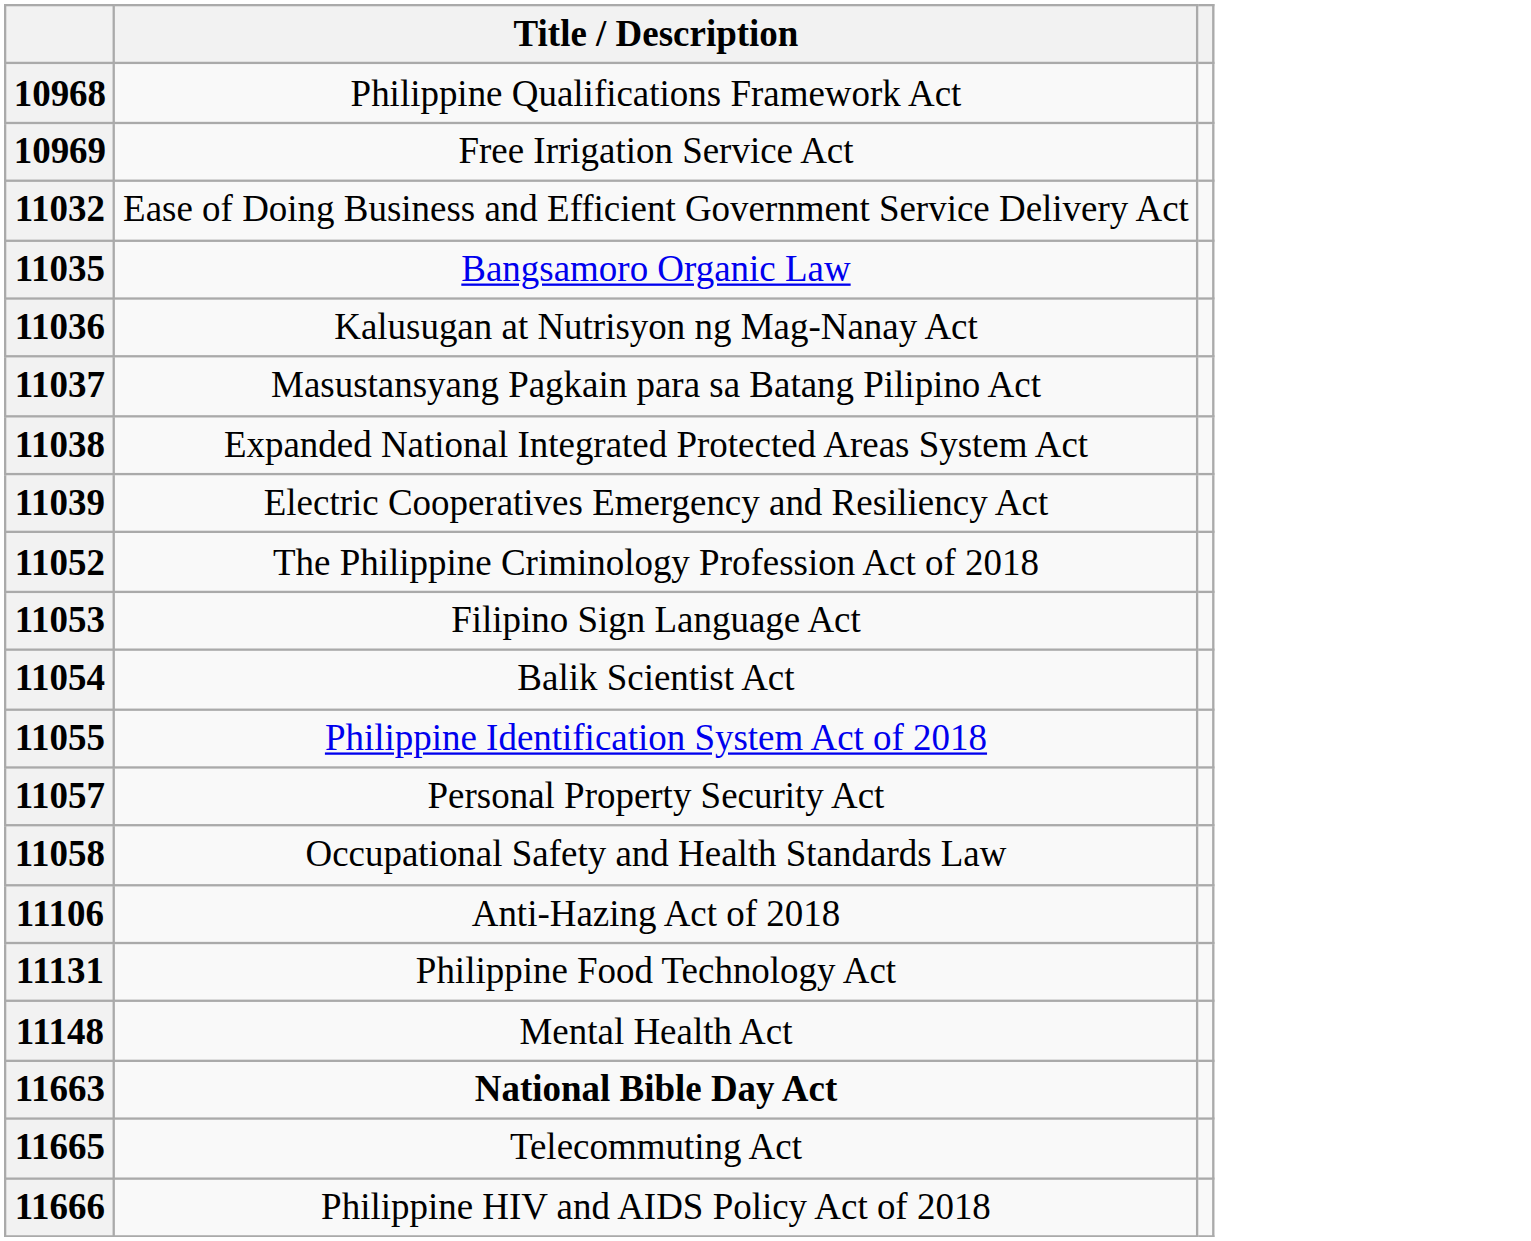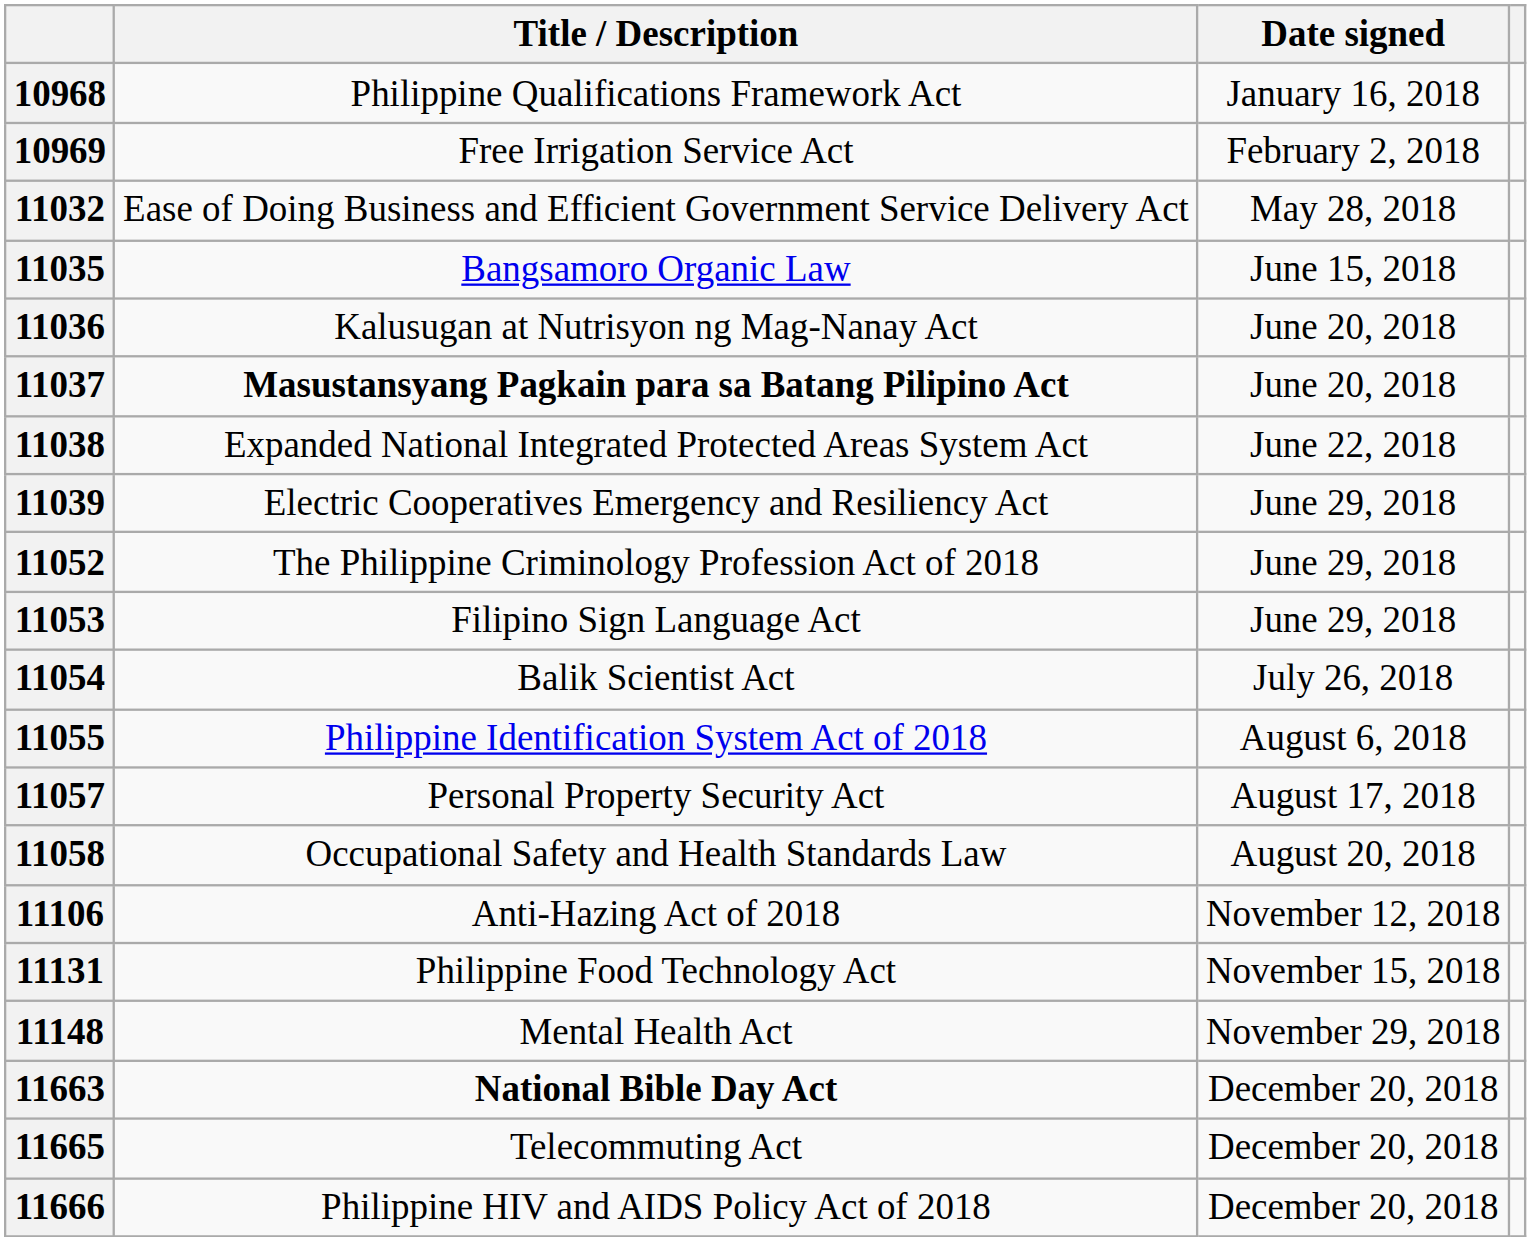+ column: (1353, 33)
(656, 385) normal -> (656, 385) bold
